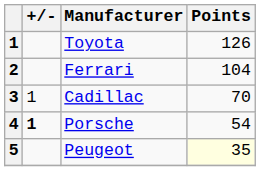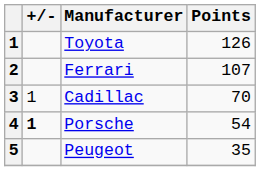(236, 72) 104 -> (236, 72) 107
(241, 152) lightyellow background -> (241, 152) no background
